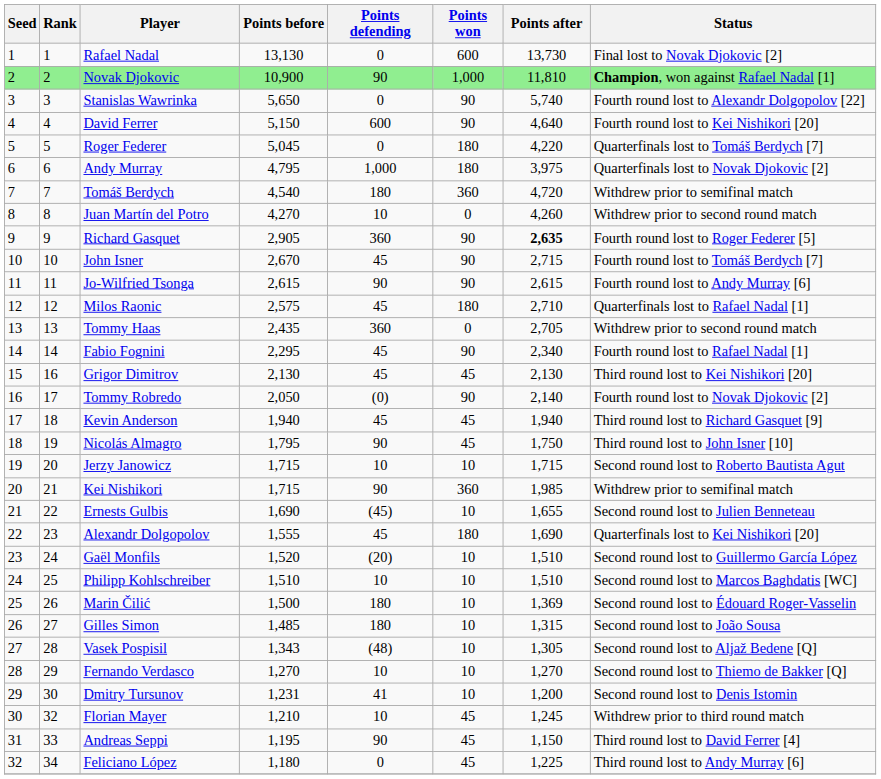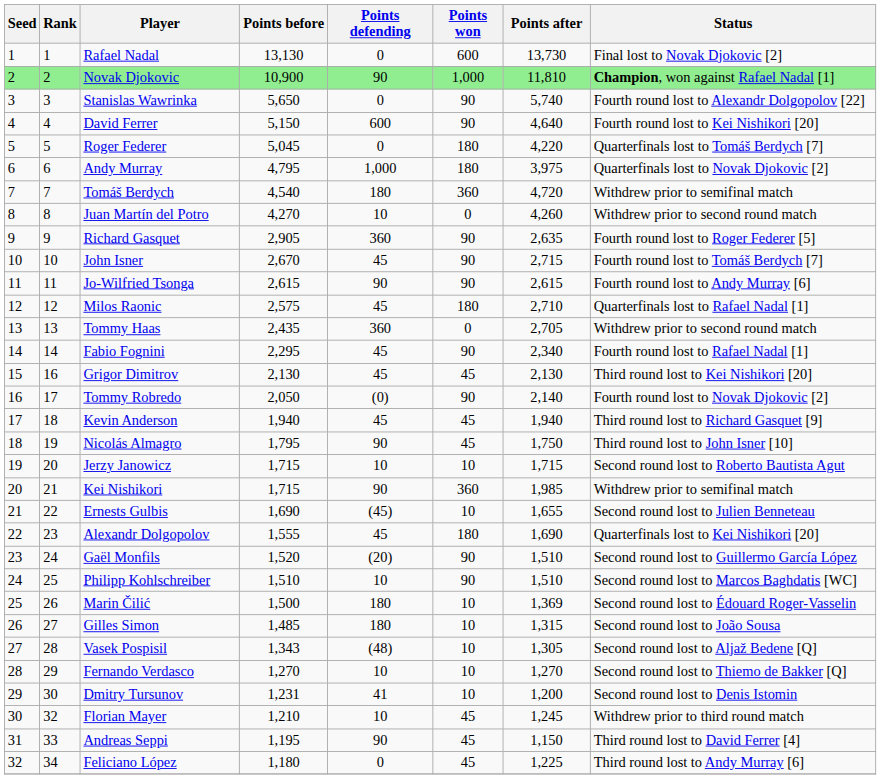(547, 237) bold -> (547, 237) normal
(468, 557) 10 -> (468, 557) 90
(468, 580) 10 -> (468, 580) 90
